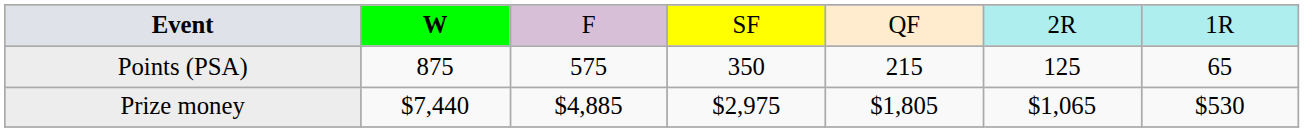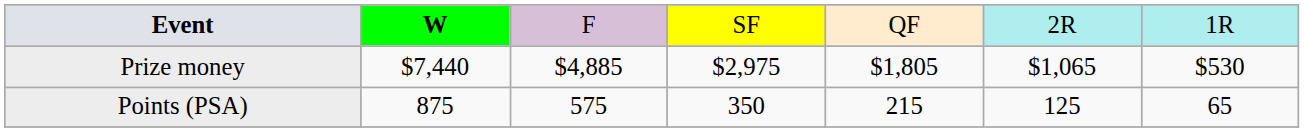rows swapped: (183, 66) <-> (183, 107)
